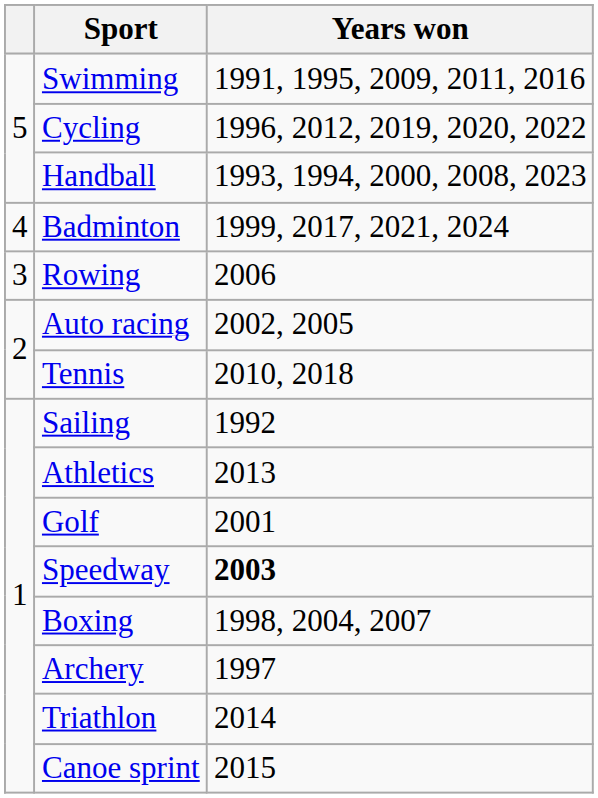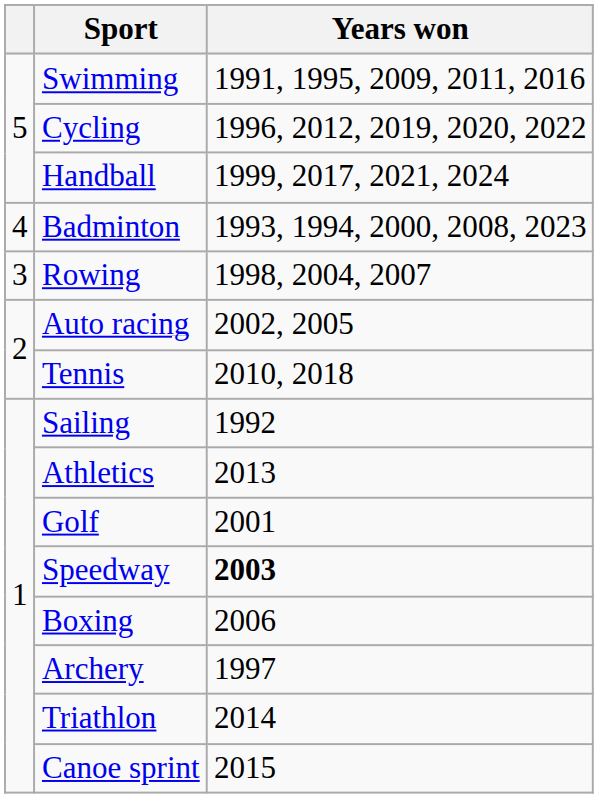(400, 176) 1993, 1994, 2000, 2008, 2023 -> (361, 176) 1999, 2017, 2021, 2024
(361, 226) 1999, 2017, 2021, 2024 -> (400, 226) 1993, 1994, 2000, 2008, 2023
(245, 275) 2006 -> (323, 275) 1998, 2004, 2007
(323, 619) 1998, 2004, 2007 -> (245, 619) 2006
